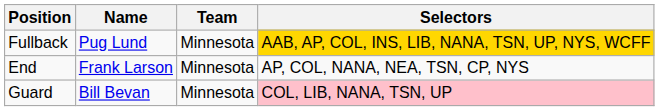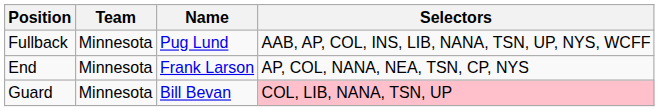columns swapped: (126, 18) <-> (217, 18)
(456, 43) gold background -> (456, 43) no background
